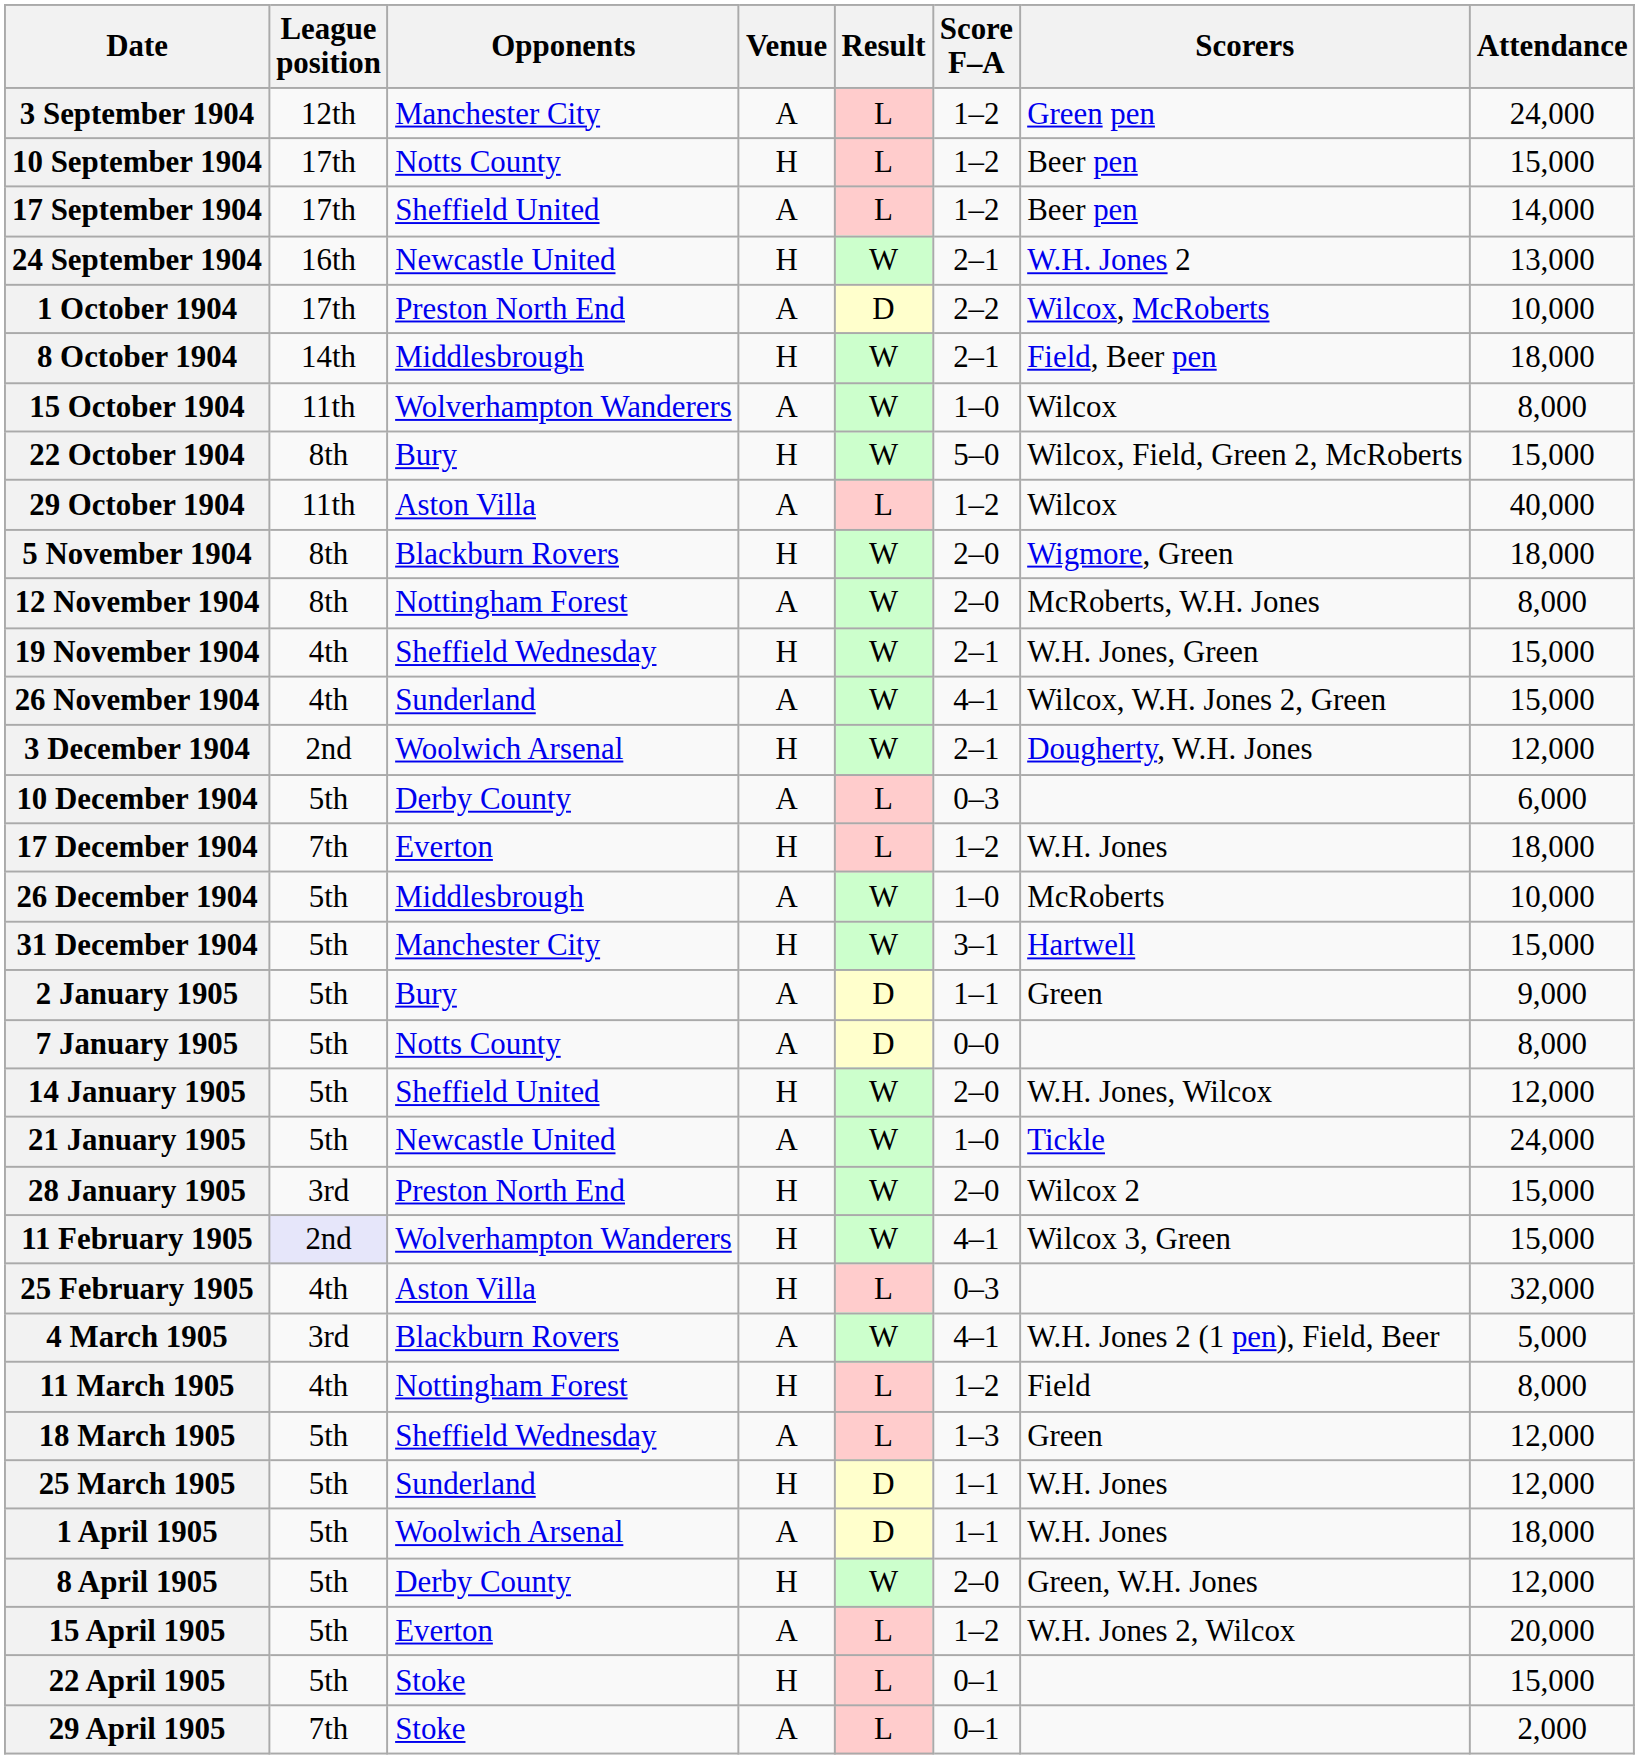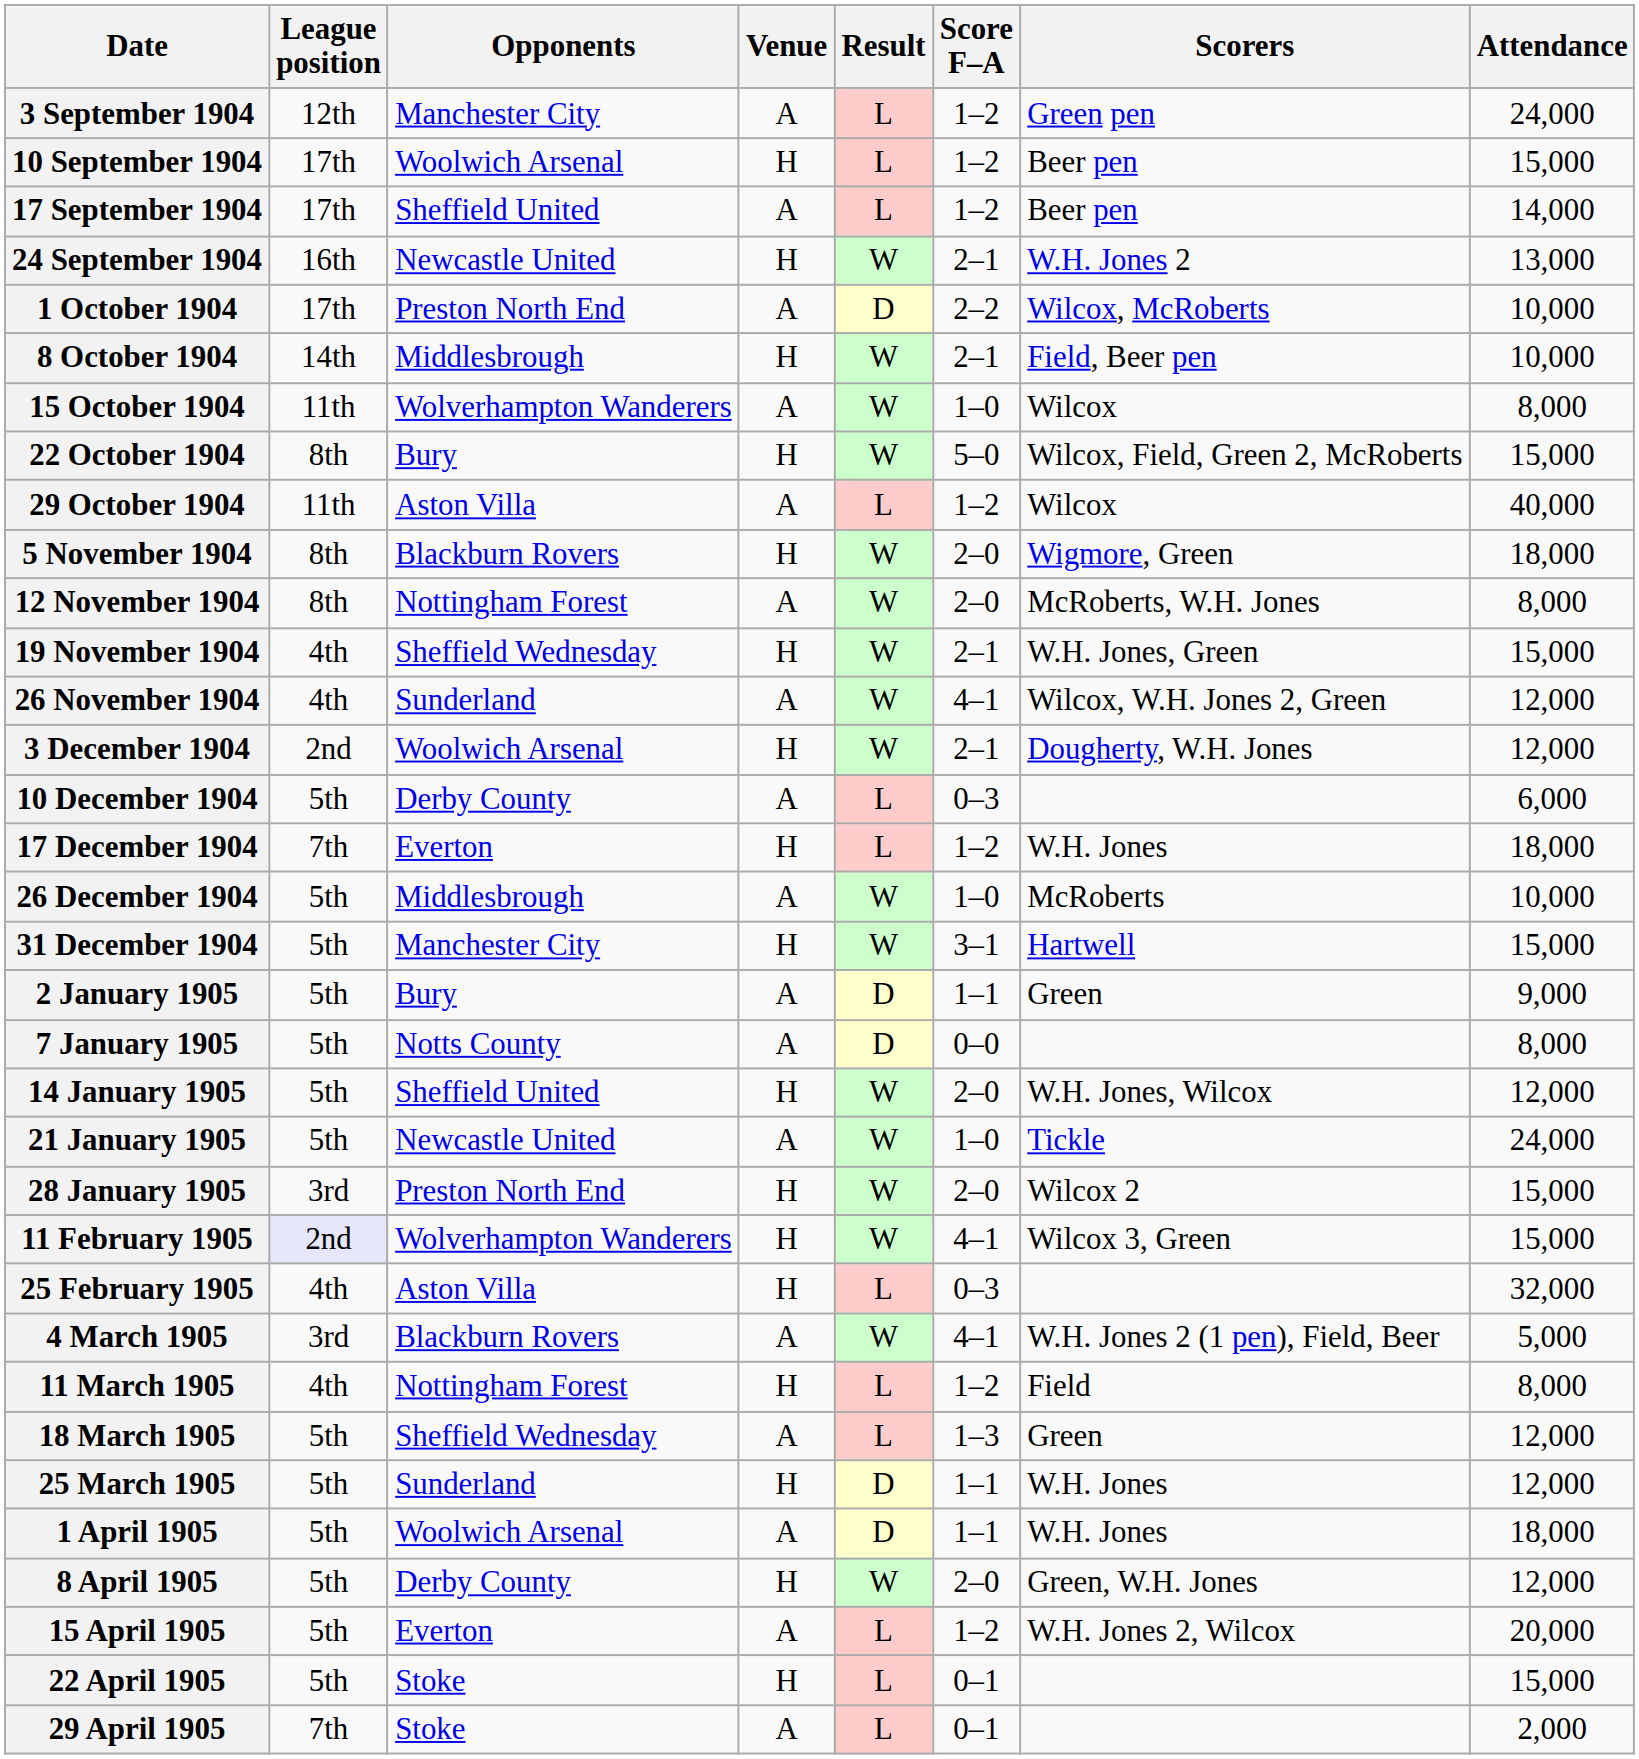(478, 161) Notts County -> (509, 161) Woolwich Arsenal
(1552, 357) 18,000 -> (1552, 357) 10,000
(1552, 700) 15,000 -> (1552, 700) 12,000
